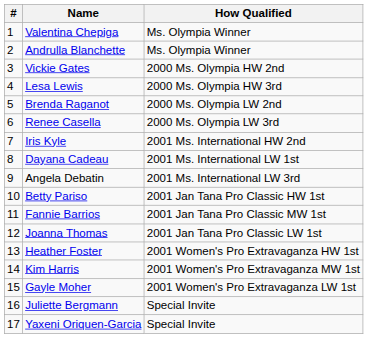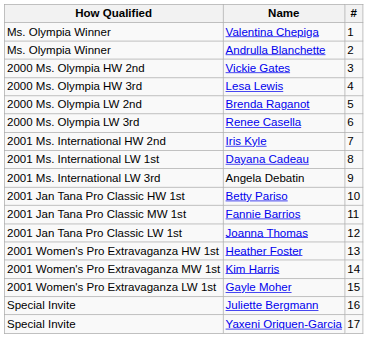columns swapped: (13, 13) <-> (253, 13)
